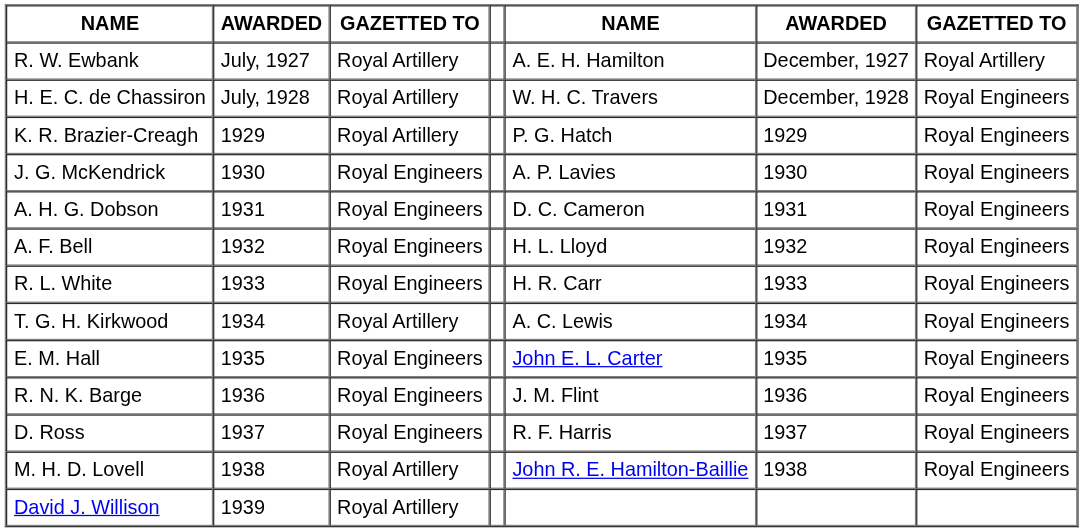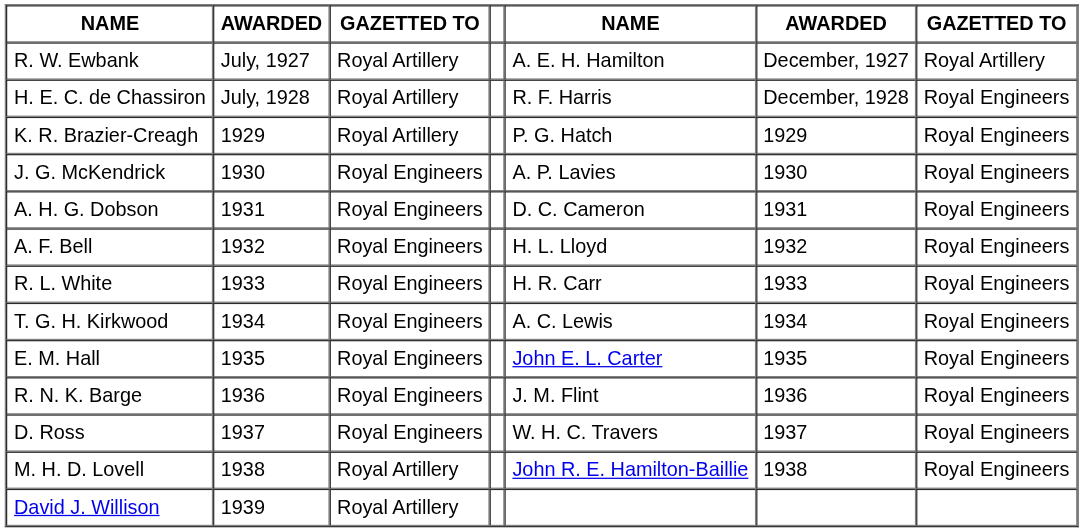(585, 98) W. H. C. Travers -> (562, 98) R. F. Harris
(398, 321) Royal Artillery -> (410, 321) Royal Engineers
(562, 432) R. F. Harris -> (585, 432) W. H. C. Travers
